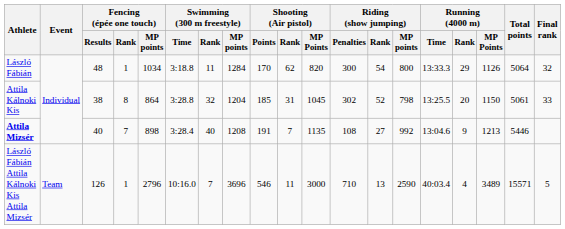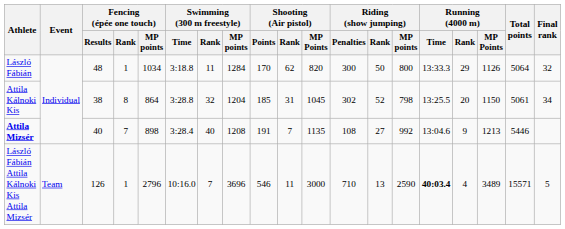(380, 68) 54 -> (380, 68) 50
(547, 100) 33 -> (547, 100) 34
(436, 184) normal -> (436, 184) bold
